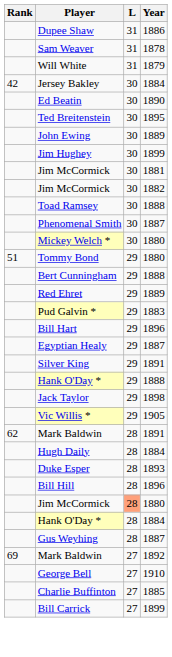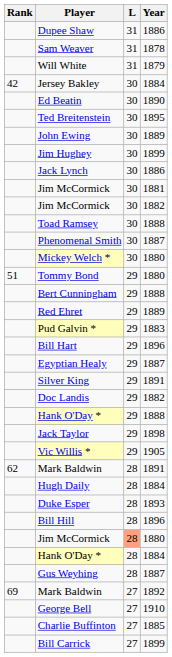+ row: (63, 170)
+ row: (63, 398)
